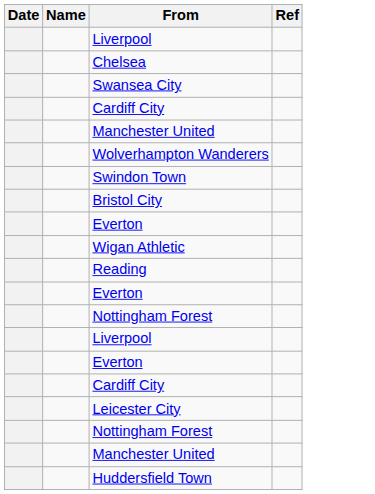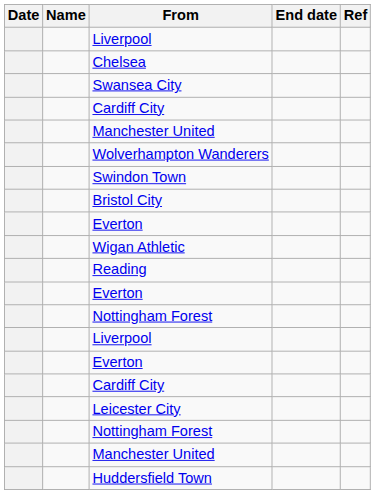+ column: (306, 16)
